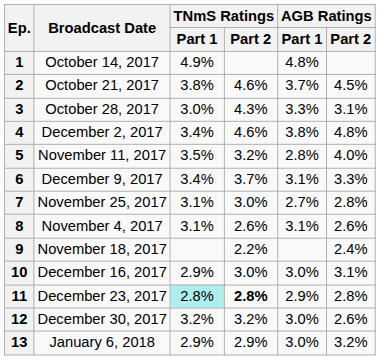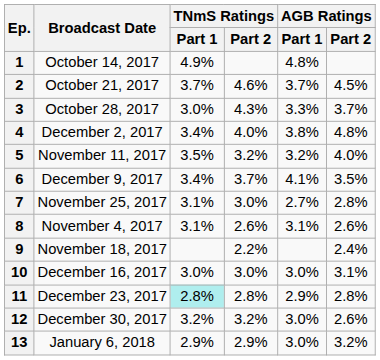(197, 86) 3.8% -> (197, 86) 3.7%
(351, 109) 3.1% -> (351, 109) 3.7%
(251, 132) 4.6% -> (251, 132) 4.0%
(302, 156) 2.8% -> (302, 156) 3.2%
(302, 179) 3.1% -> (302, 179) 4.1%
(351, 179) 3.3% -> (351, 179) 3.5%
(197, 272) 2.9% -> (197, 272) 3.0%
(251, 296) bold -> (251, 296) normal
